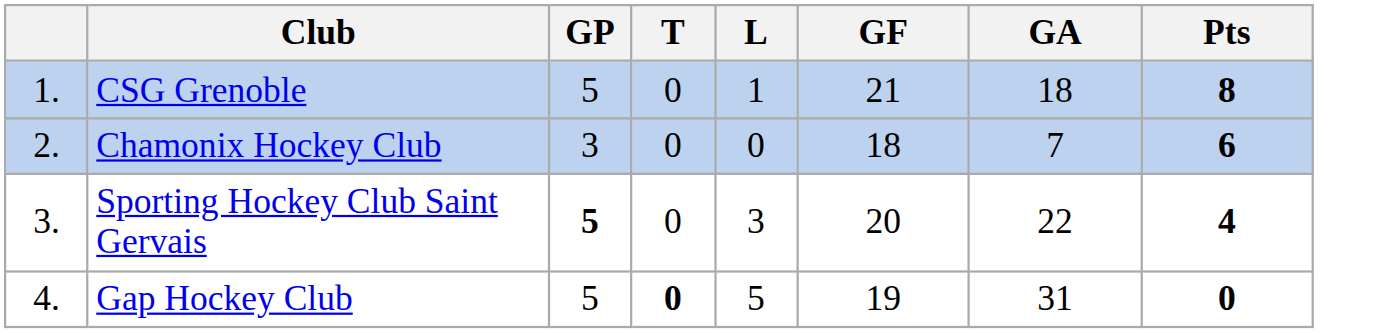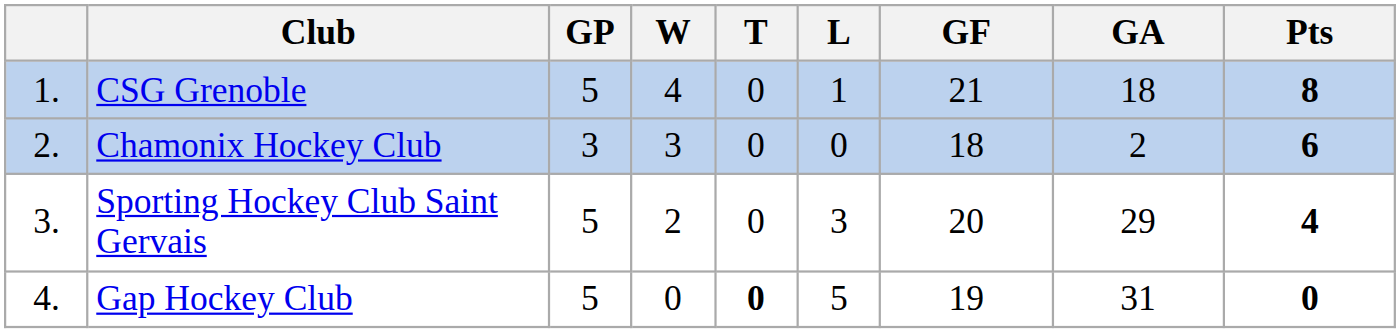+ column: (673, 32)
(1055, 145) 7 -> (1138, 145) 2
(590, 221) bold -> (590, 221) normal
(1055, 221) 22 -> (1138, 221) 29
